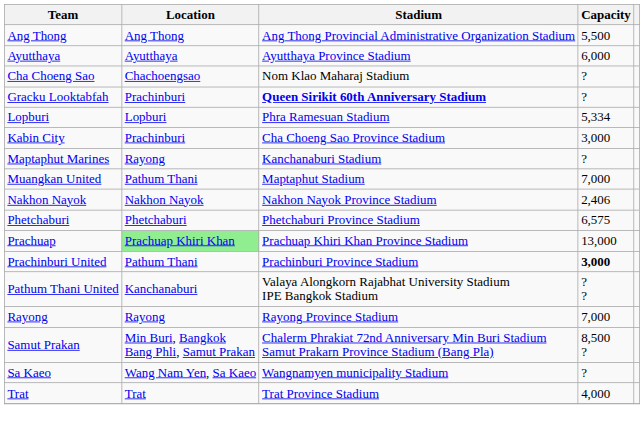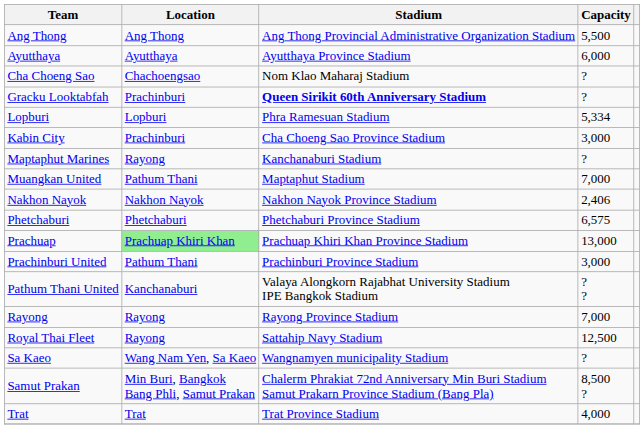(596, 261) bold -> (596, 261) normal
+ row: (51, 337)
rows swapped: (29, 372) <-> (44, 344)
